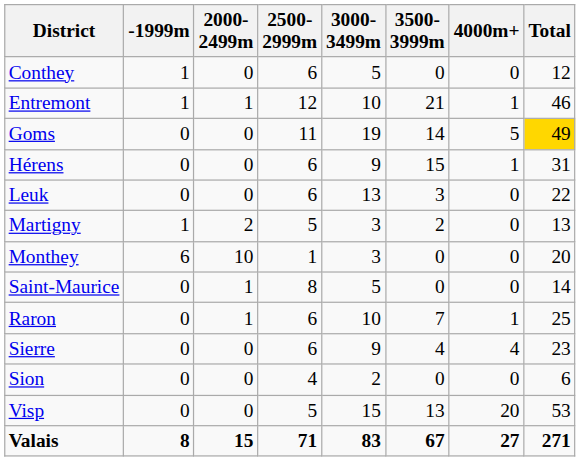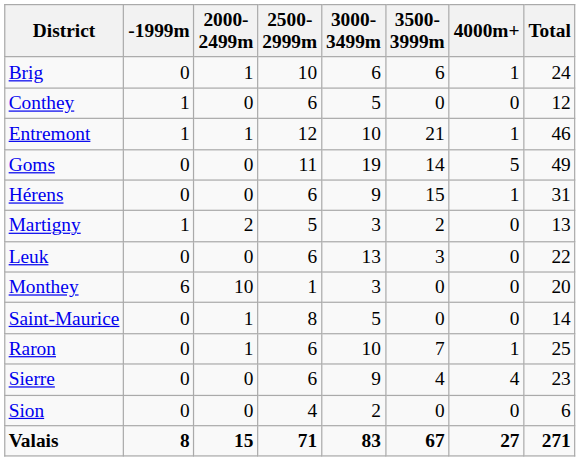+ row: (26, 72)
(561, 133) gold background -> (561, 164) no background
rows swapped: (29, 195) <-> (45, 225)
- row: (26, 410)
